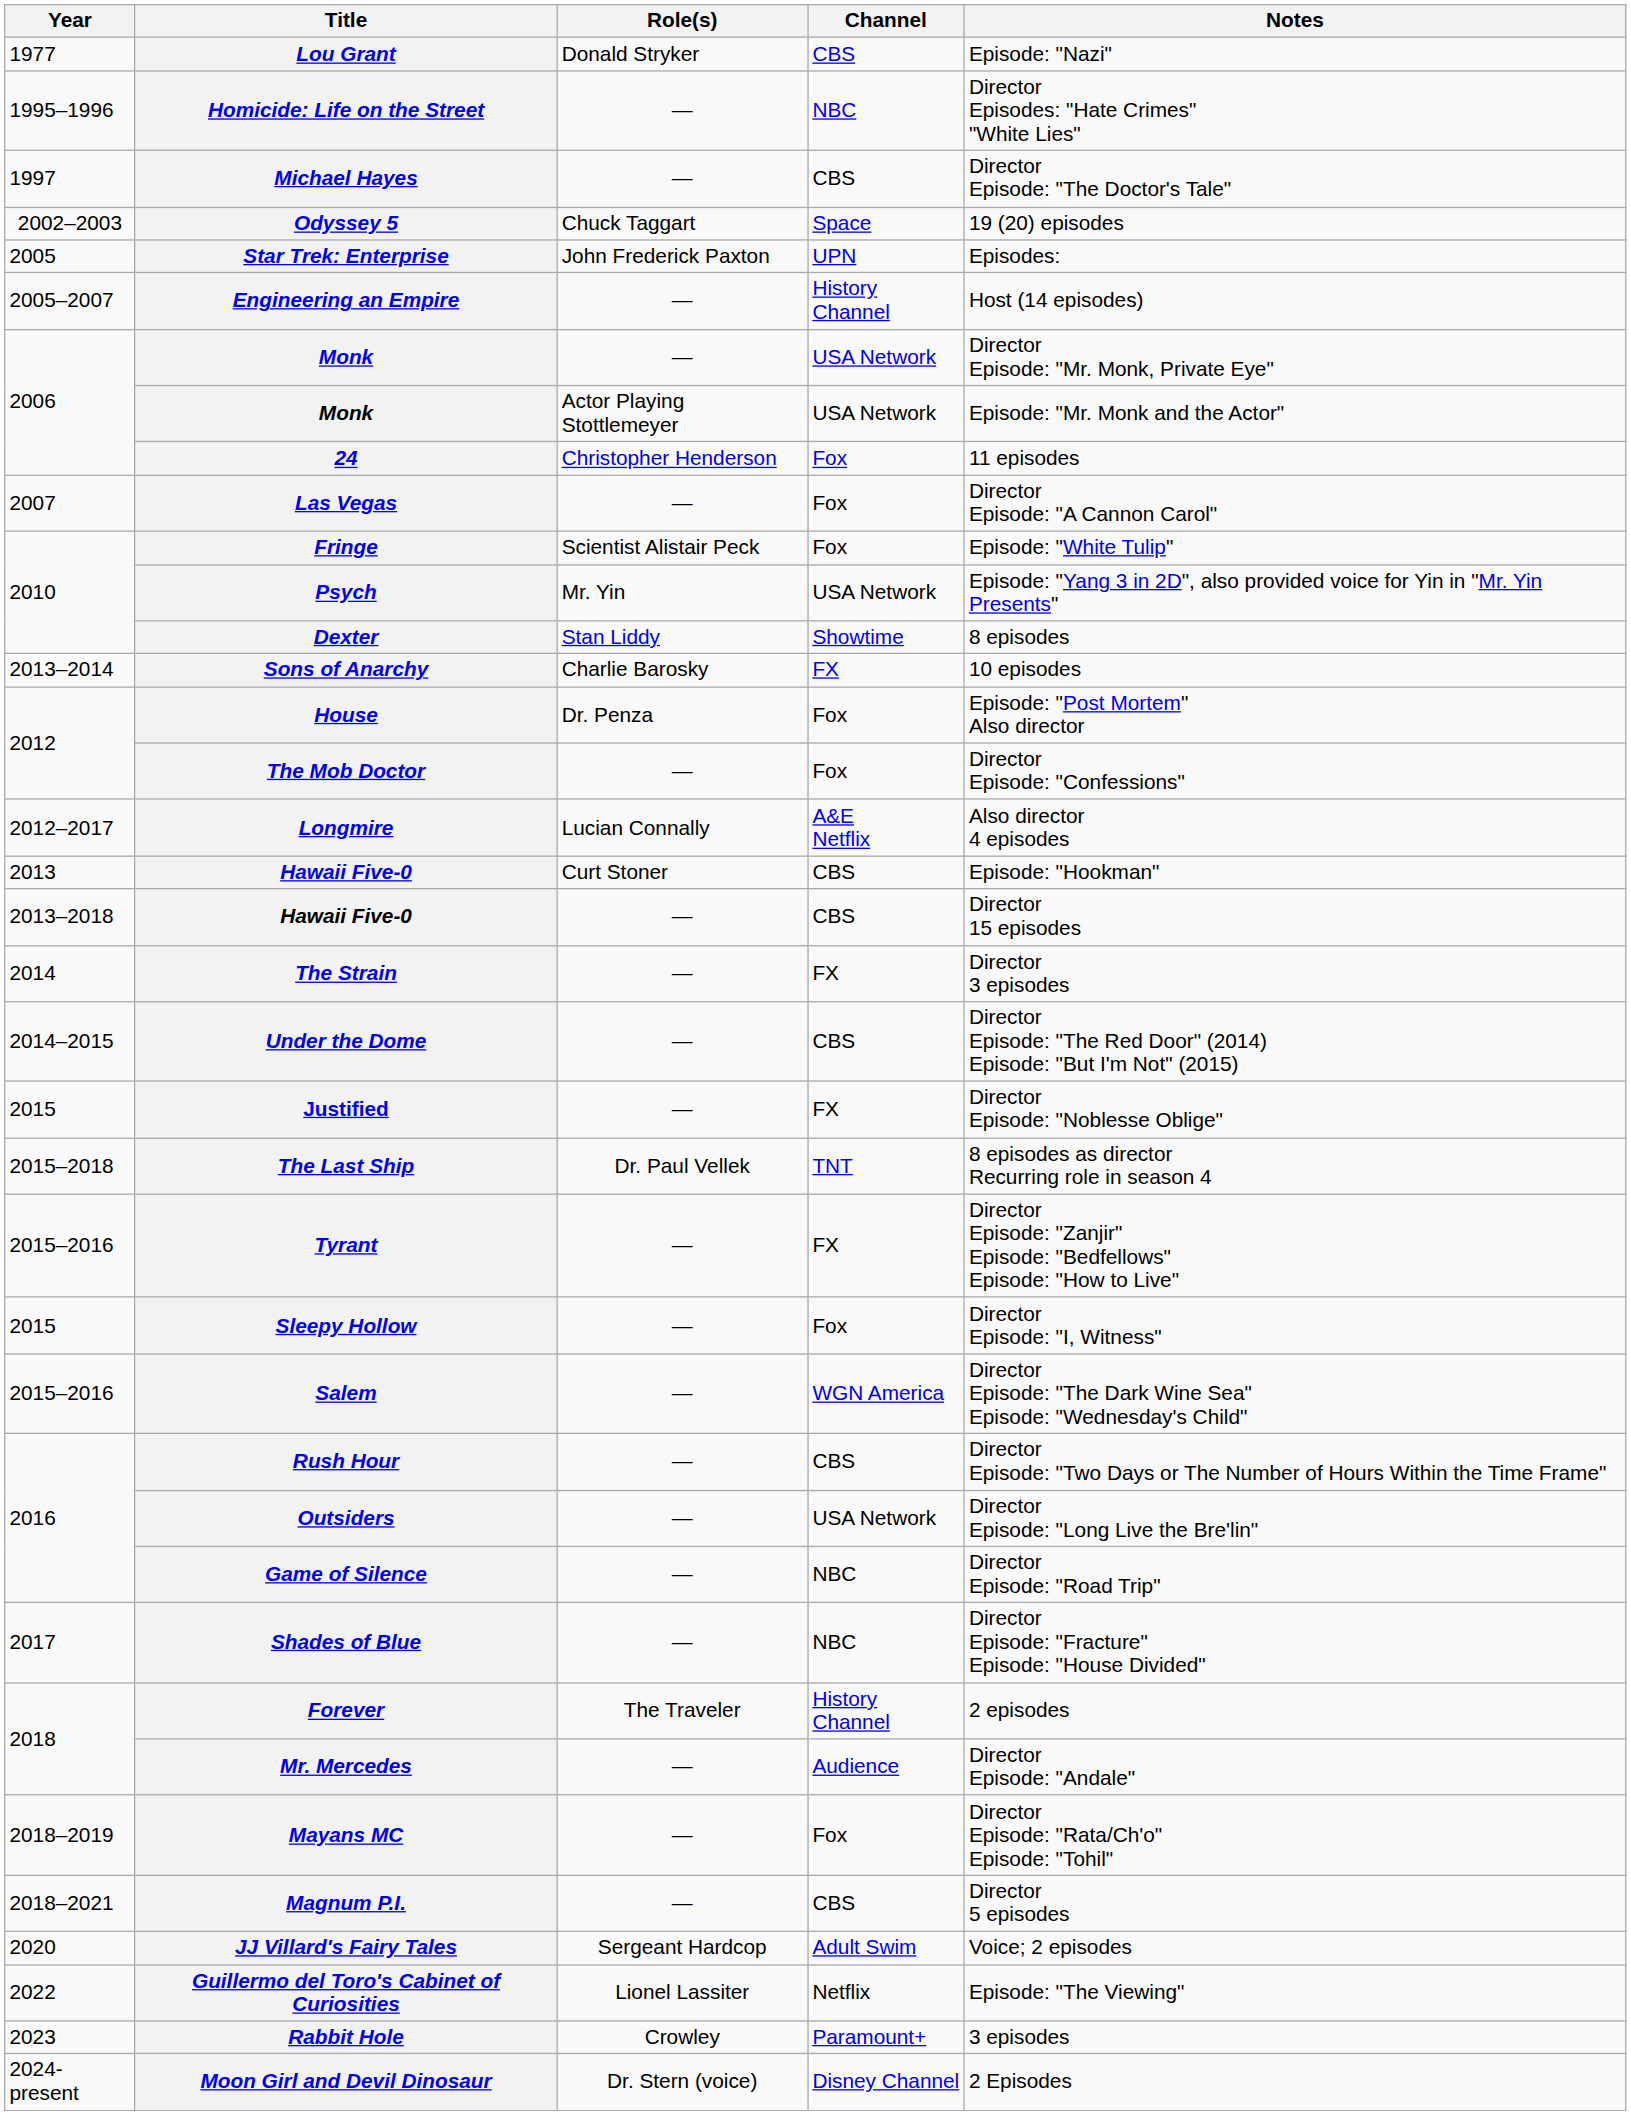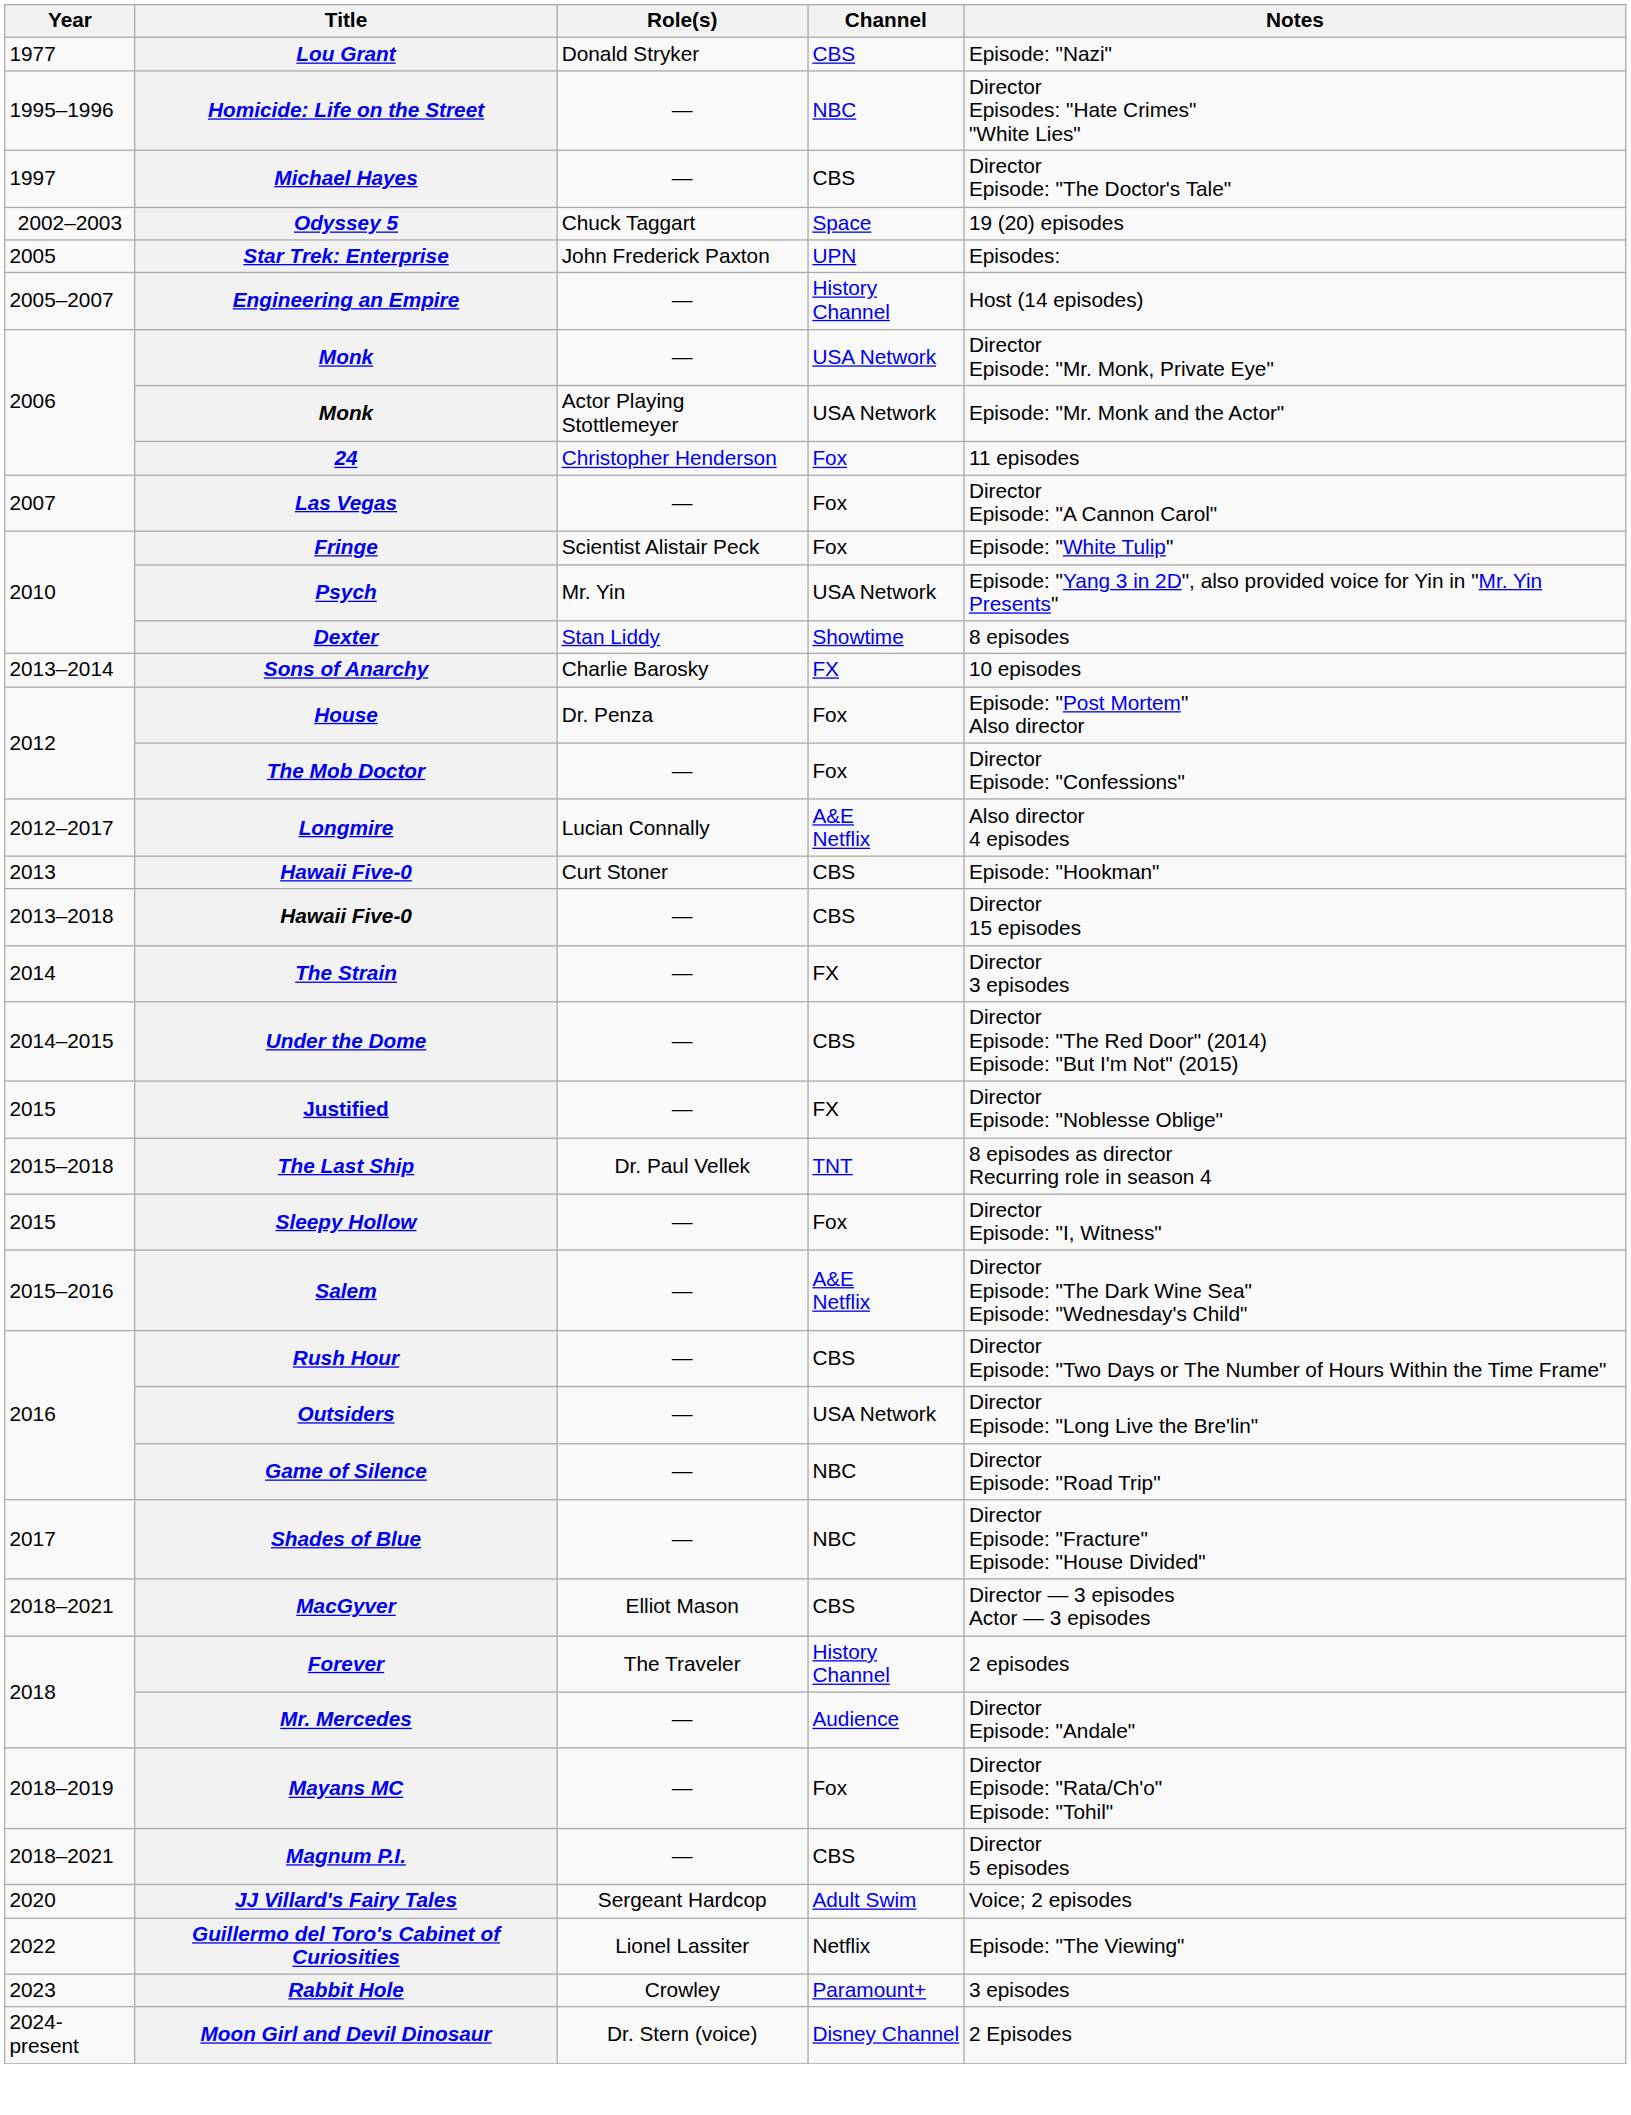- row: (346, 1245)
(878, 1393) WGN America -> (841, 1290) A&E Netflix
+ row: (346, 1607)
